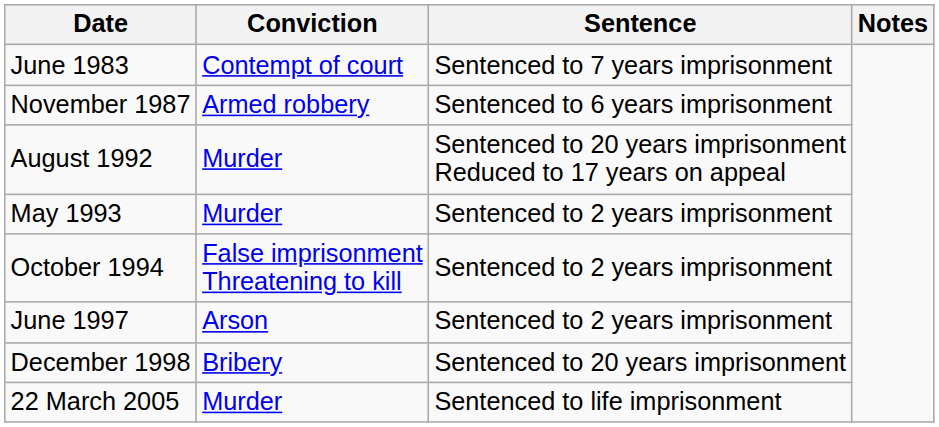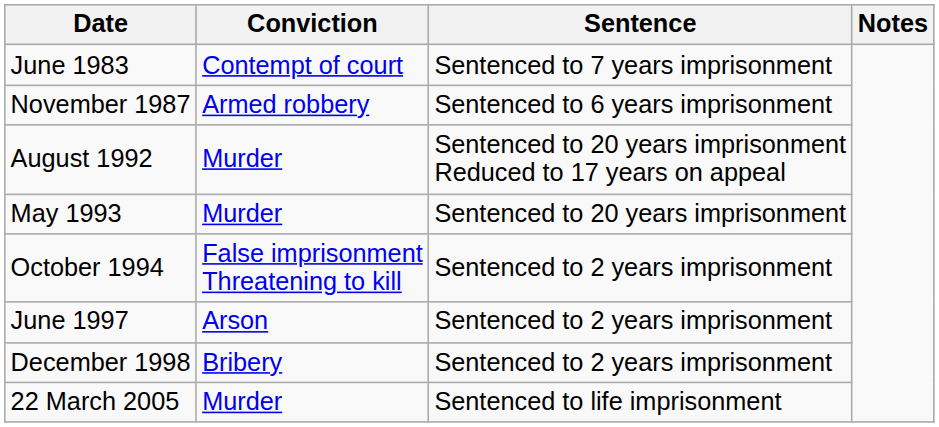(633, 213) Sentenced to 2 years imprisonment -> (640, 213) Sentenced to 20 years imprisonment
(640, 362) Sentenced to 20 years imprisonment -> (633, 362) Sentenced to 2 years imprisonment
